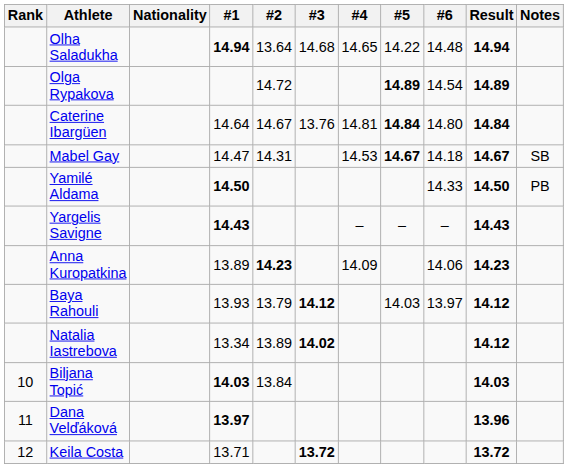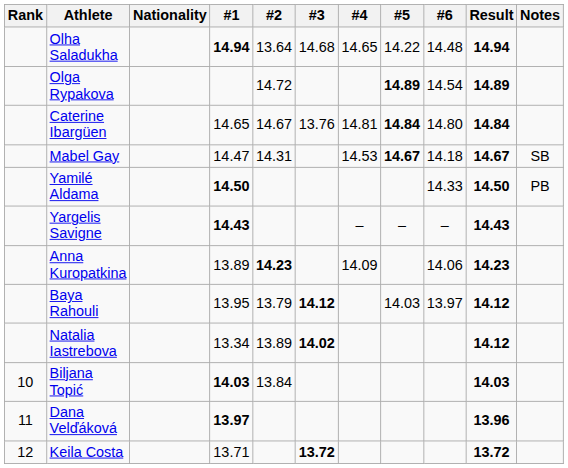(231, 124) 14.64 -> (231, 124) 14.65
(231, 303) 13.93 -> (231, 303) 13.95
